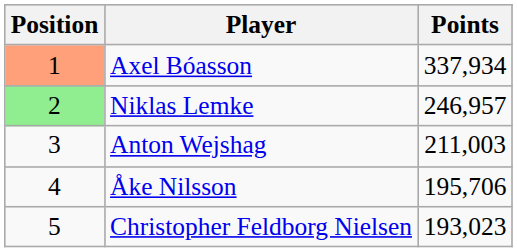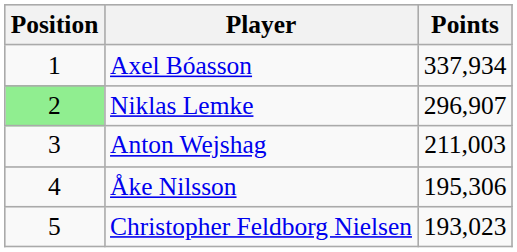(54, 65) lightsalmon background -> (54, 65) no background
(465, 105) 246,957 -> (465, 105) 296,907
(465, 186) 195,706 -> (465, 186) 195,306
